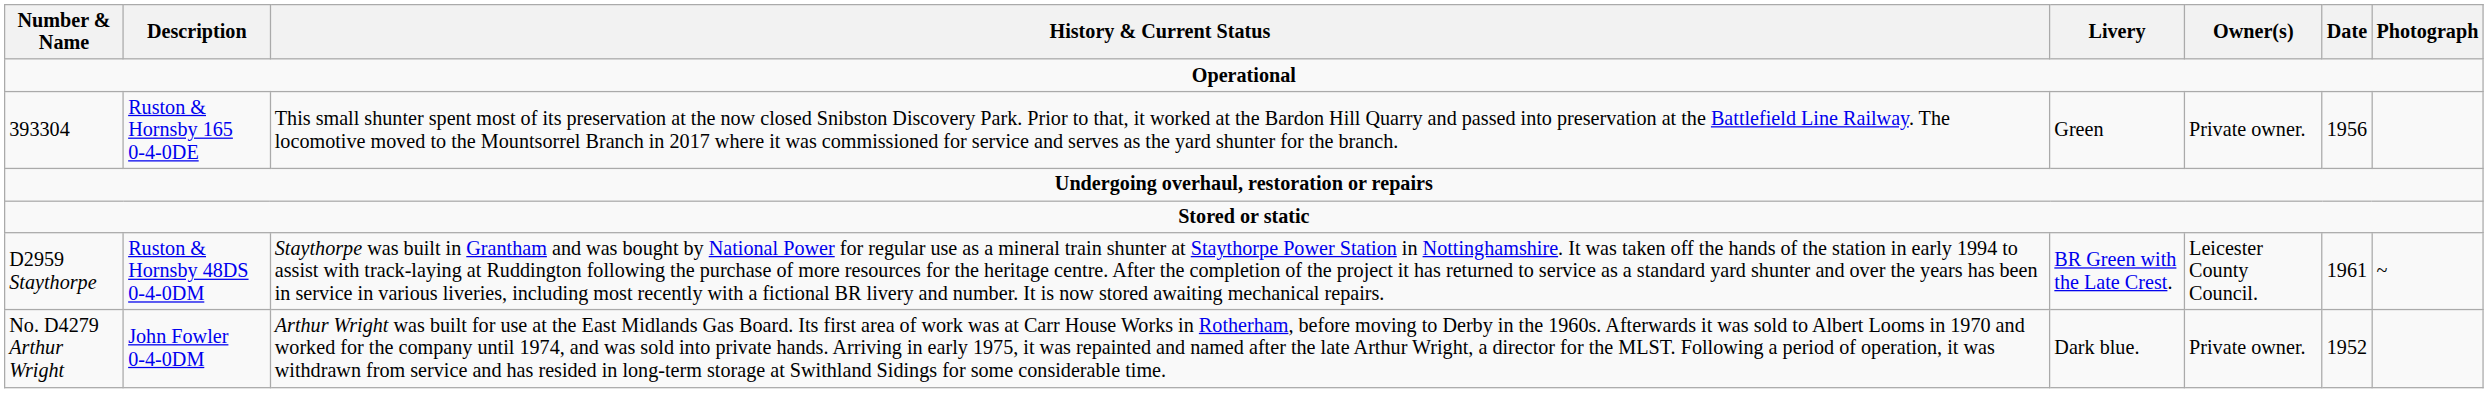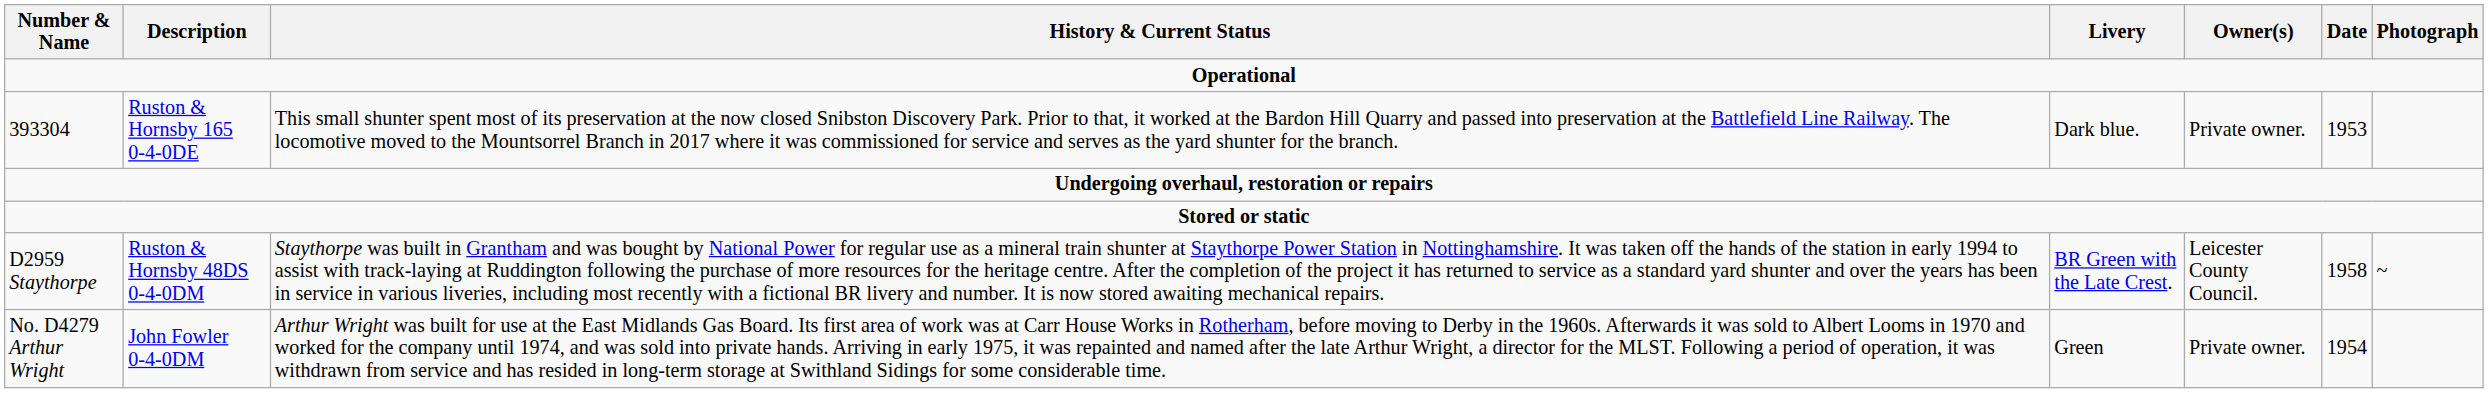(2079, 129) Green -> (2097, 129) Dark blue.
(2347, 129) 1956 -> (2347, 129) 1953
(2347, 271) 1961 -> (2347, 271) 1958
(2097, 348) Dark blue. -> (2079, 348) Green
(2347, 348) 1952 -> (2347, 348) 1954
